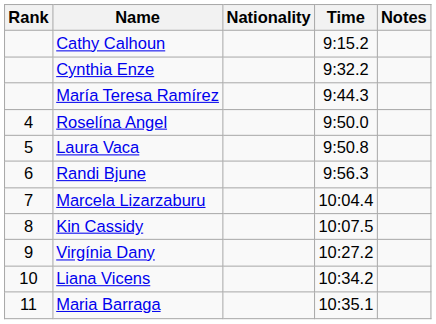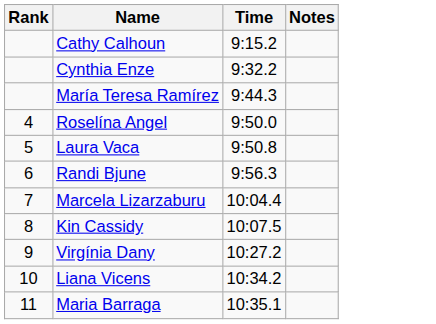- column: (269, 17)
